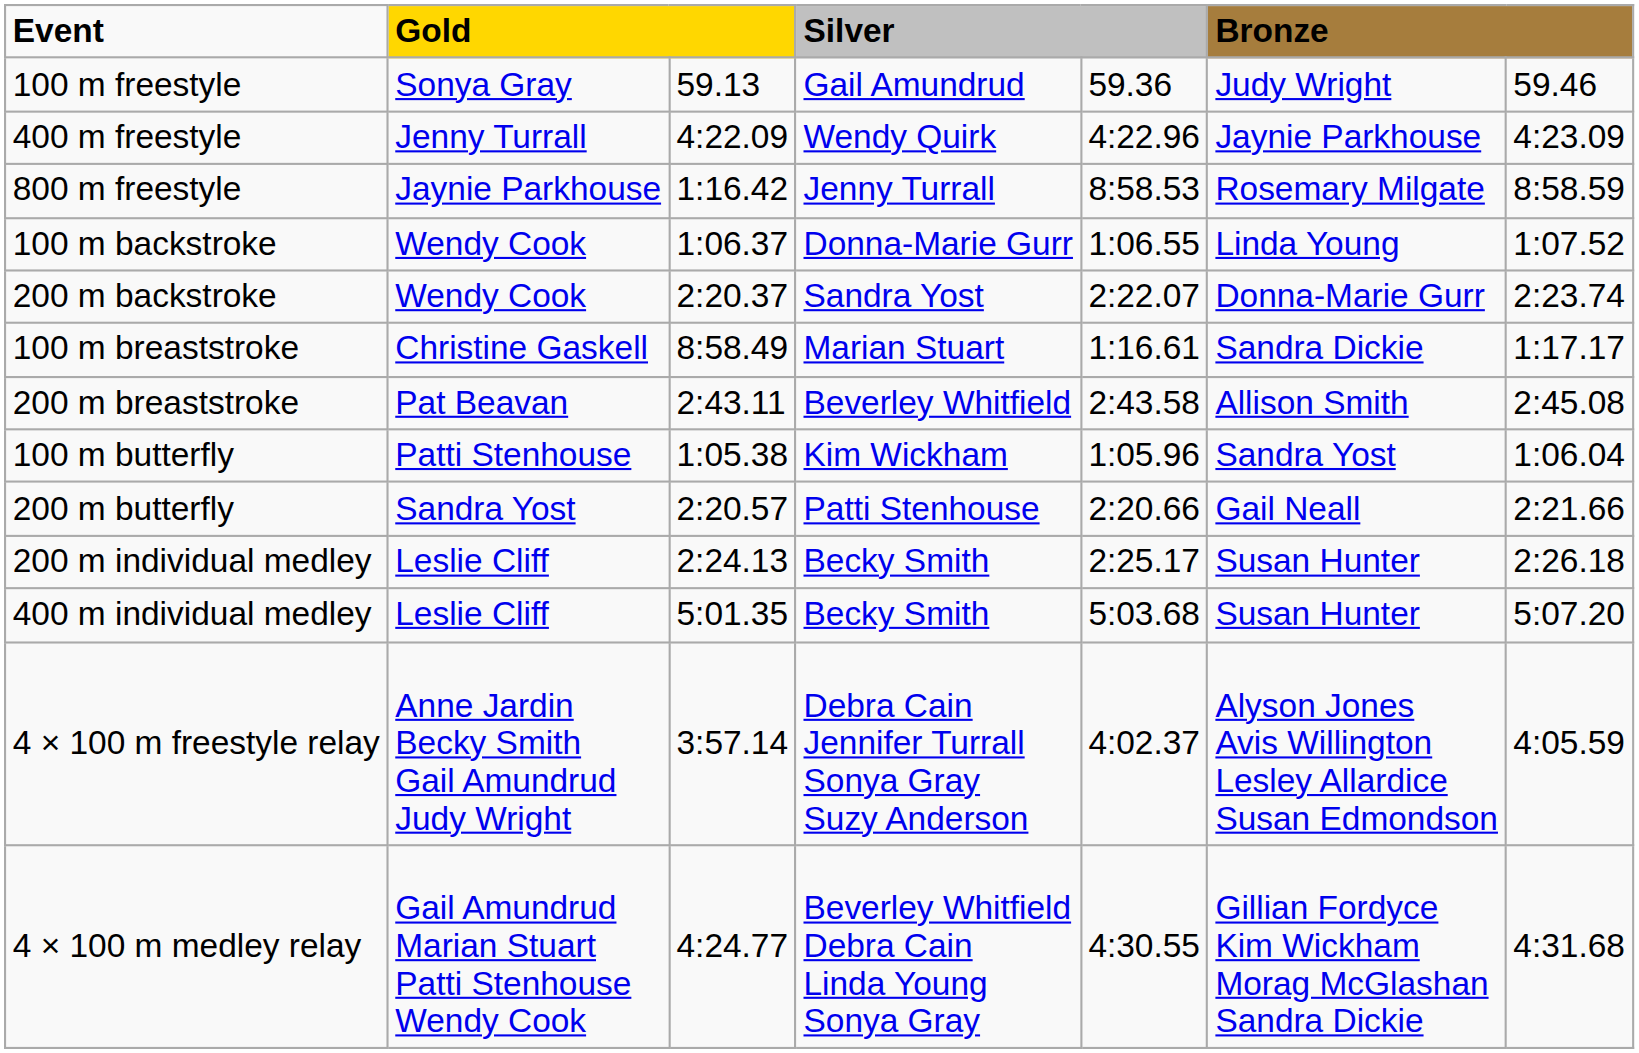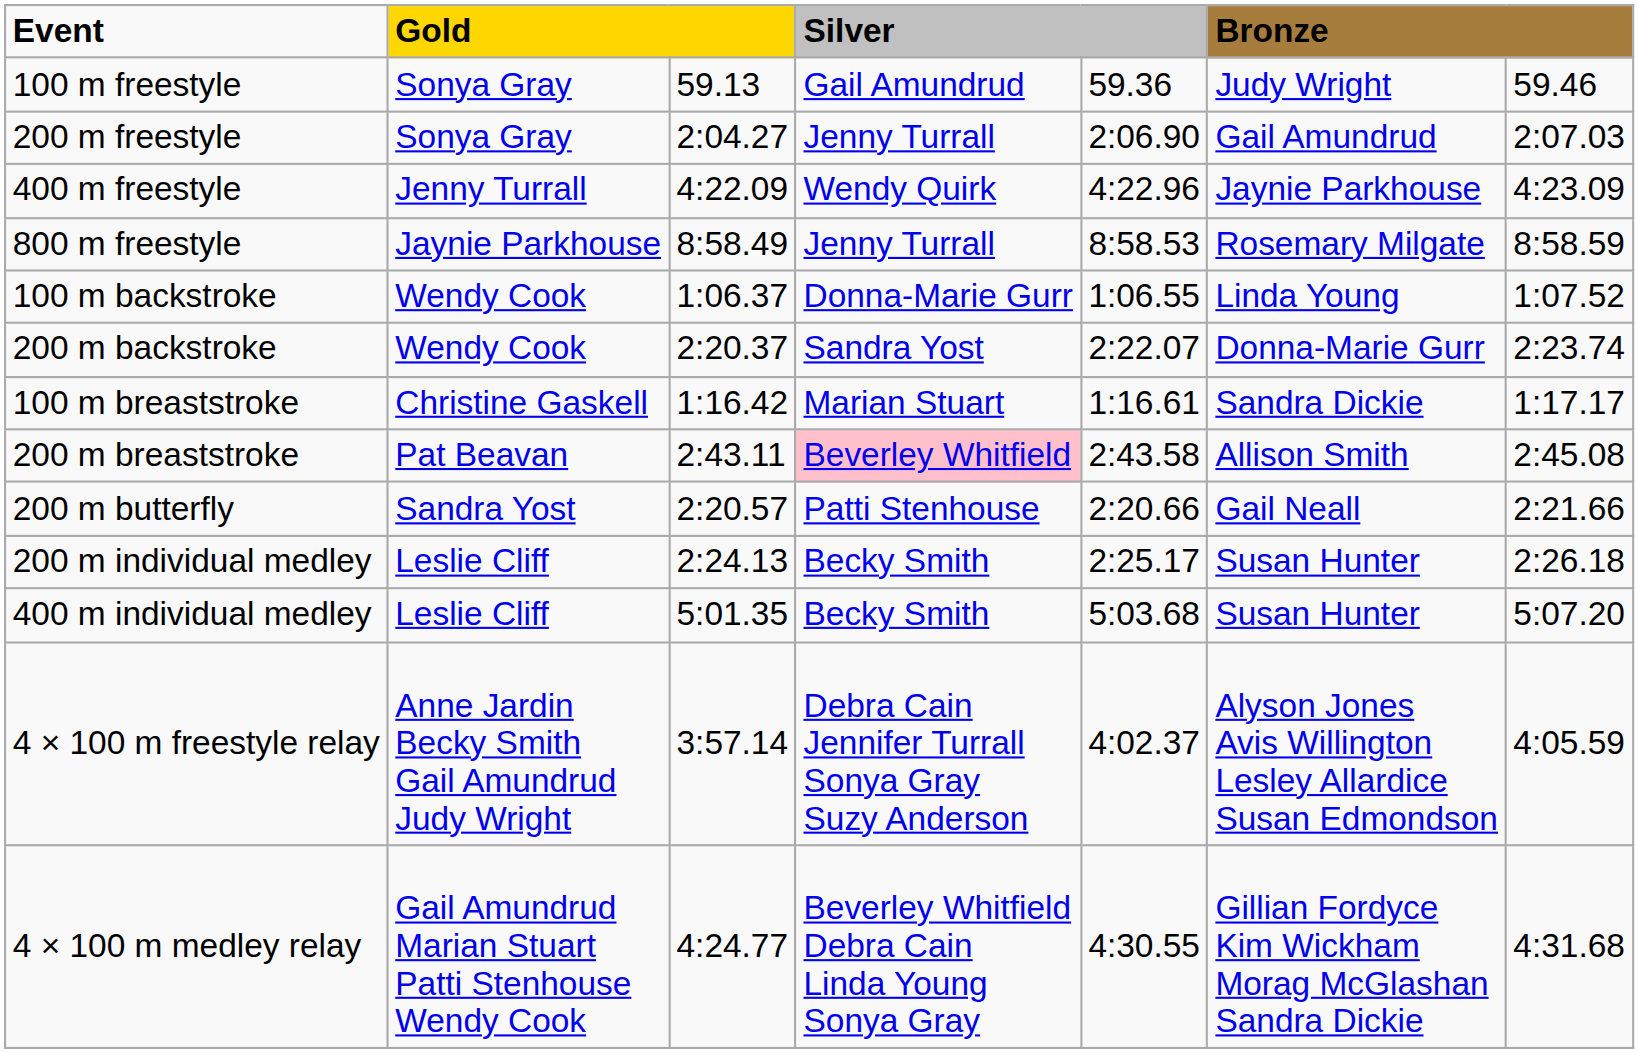+ row: (127, 137)
(732, 190) 1:16.42 -> (732, 243) 8:58.49
(732, 349) 8:58.49 -> (732, 402) 1:16.42
(937, 402) no background -> (937, 455) pink background
- row: (123, 455)
